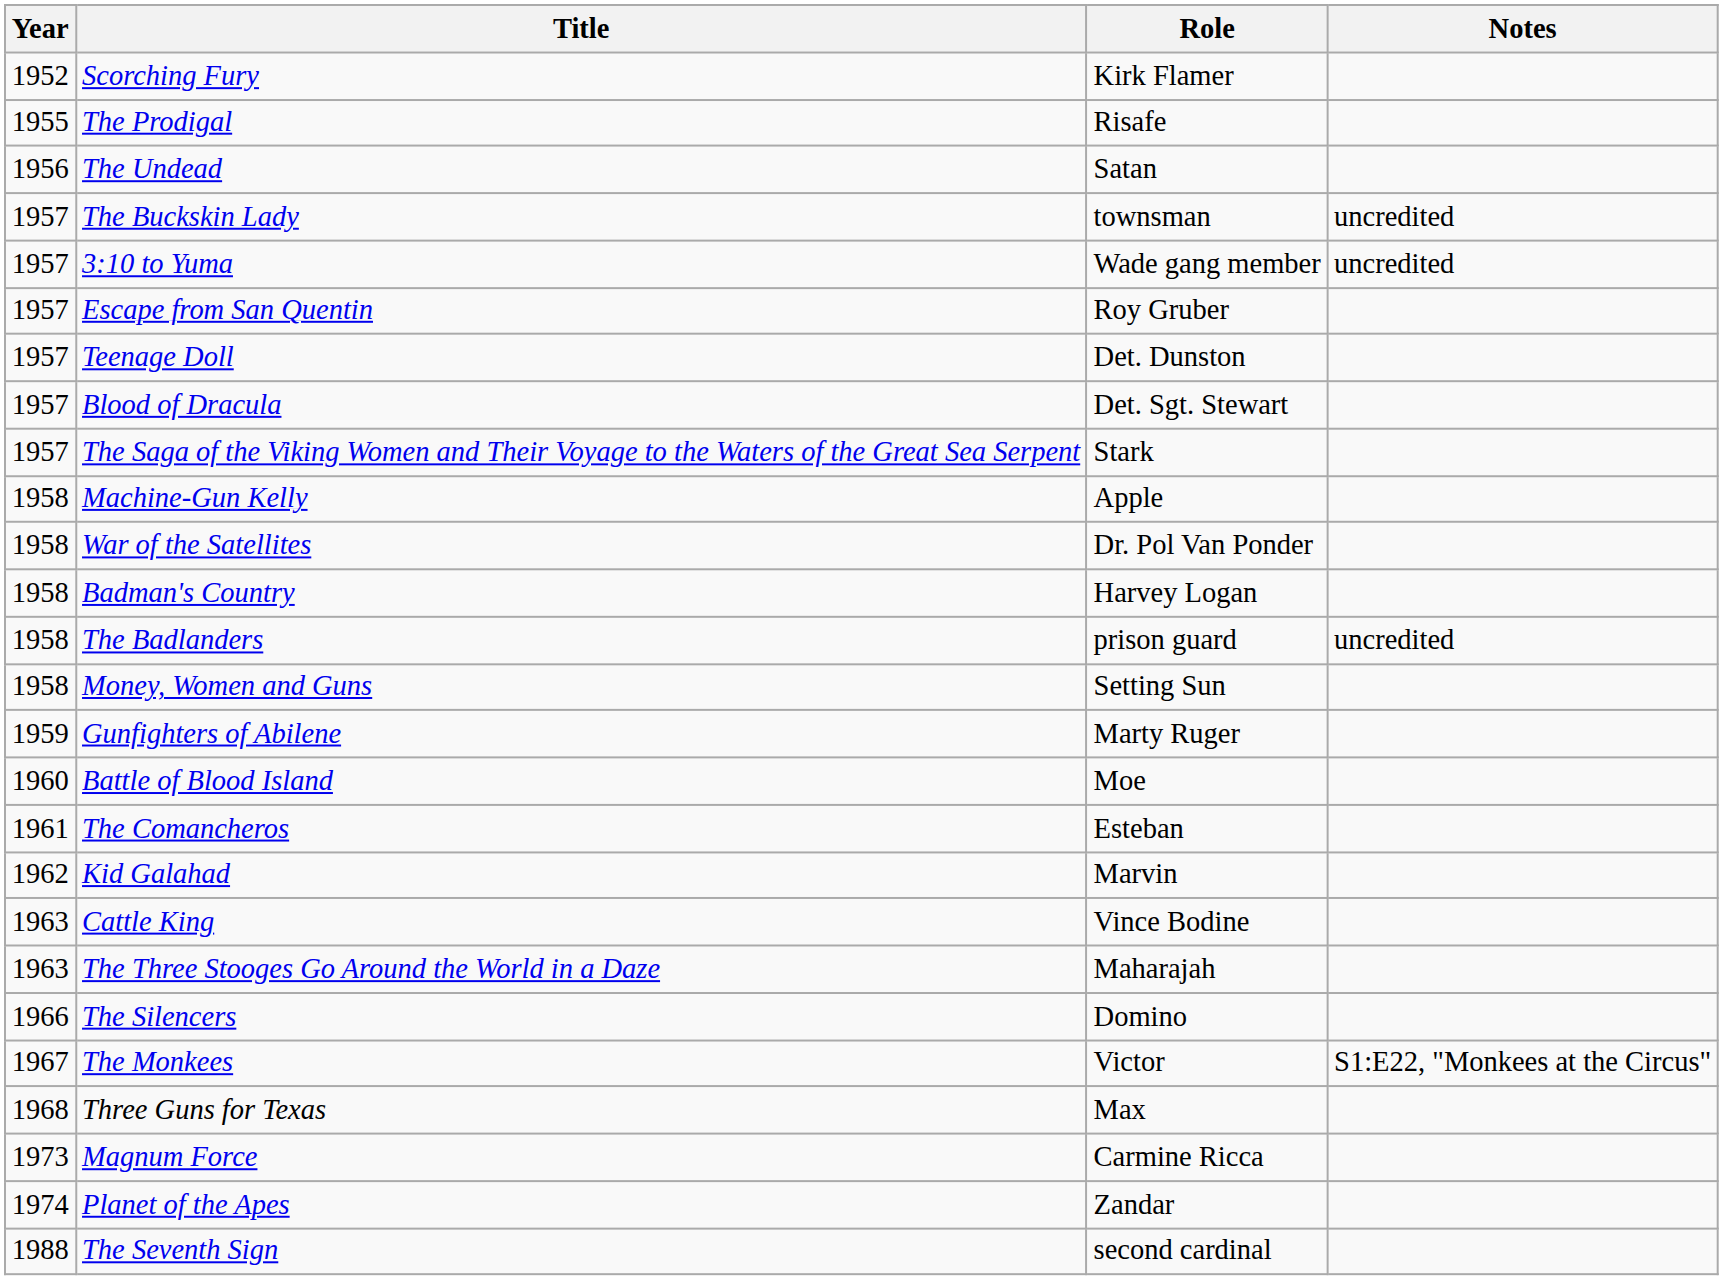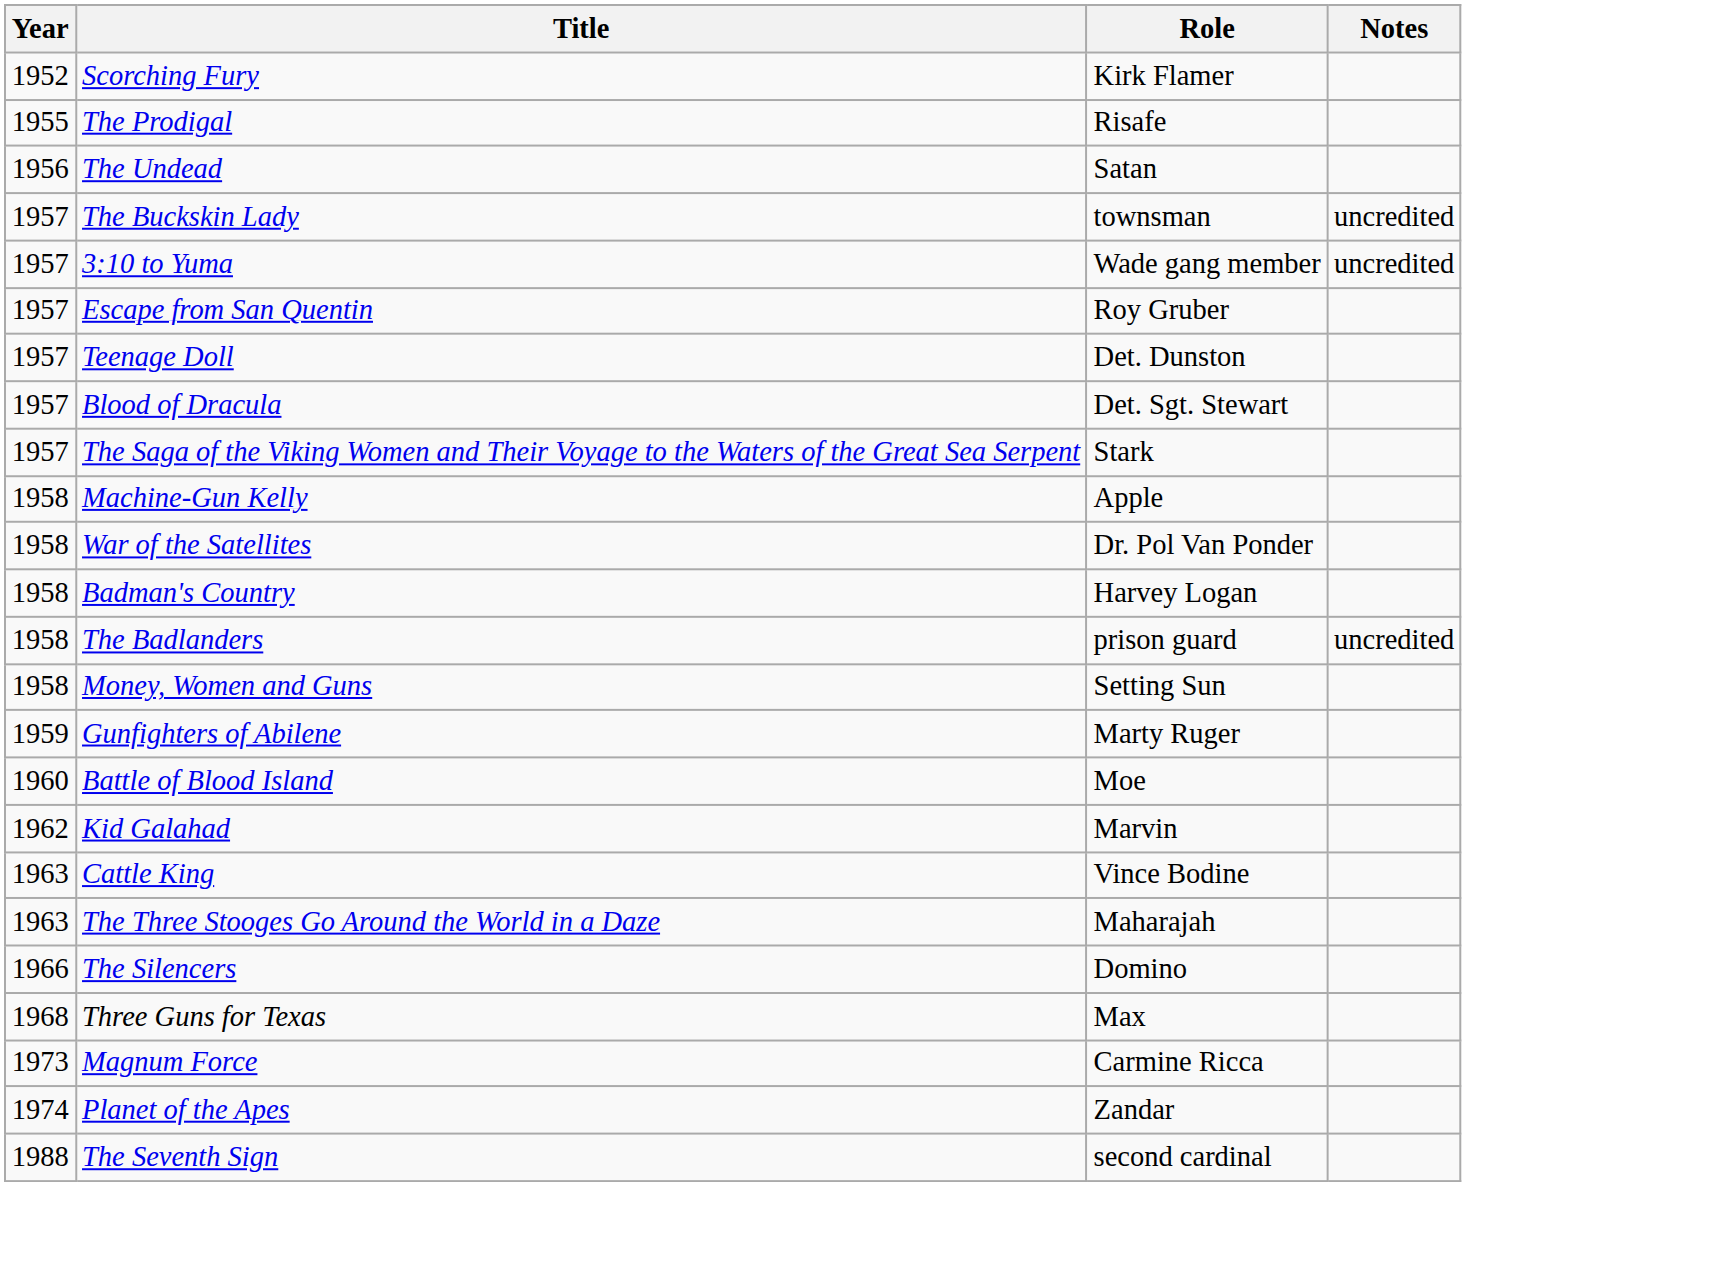- row: (186, 827)
- row: (158, 1062)
